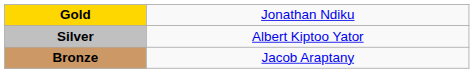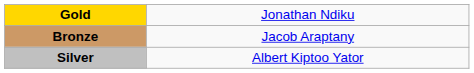rows swapped: (75, 36) <-> (75, 57)
